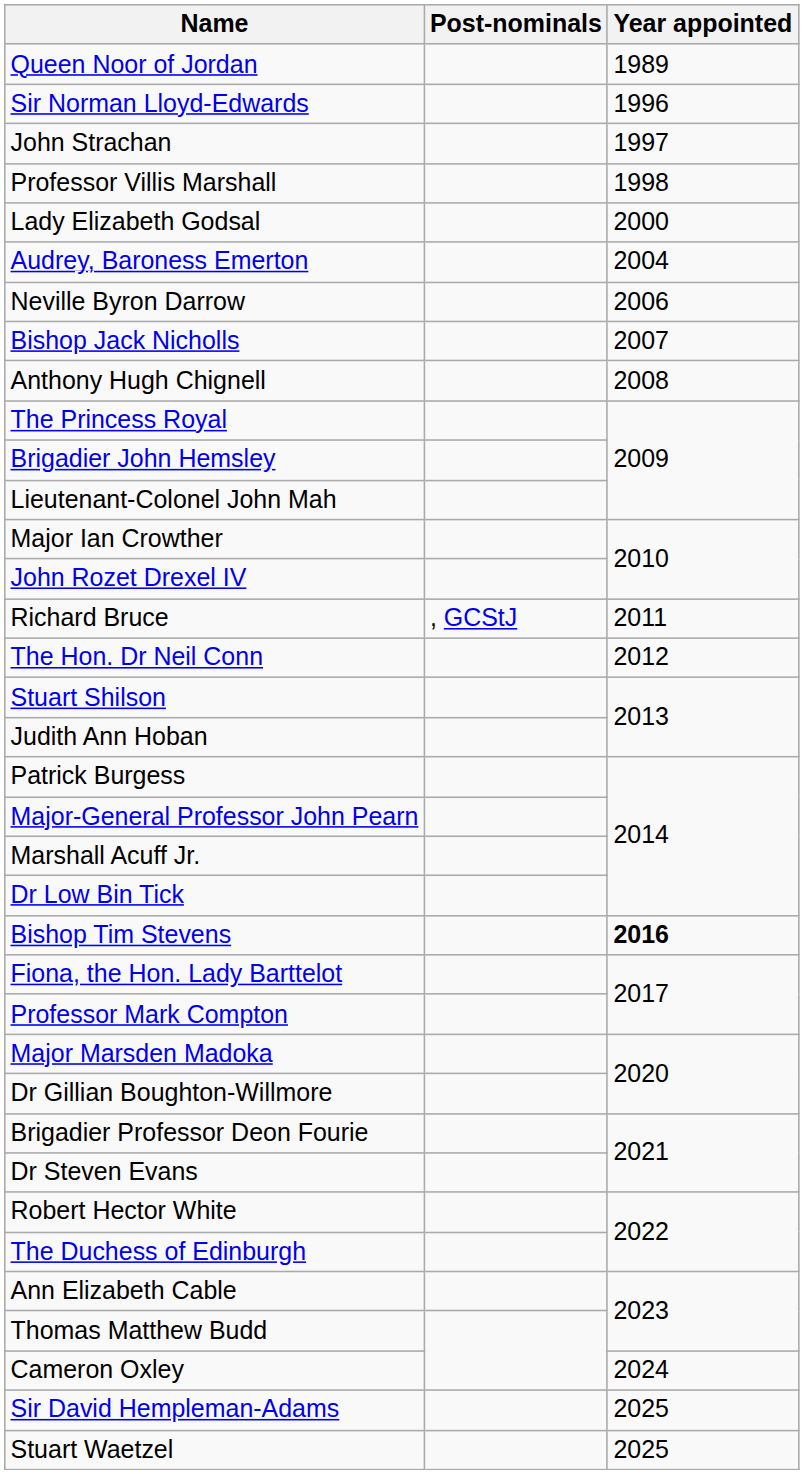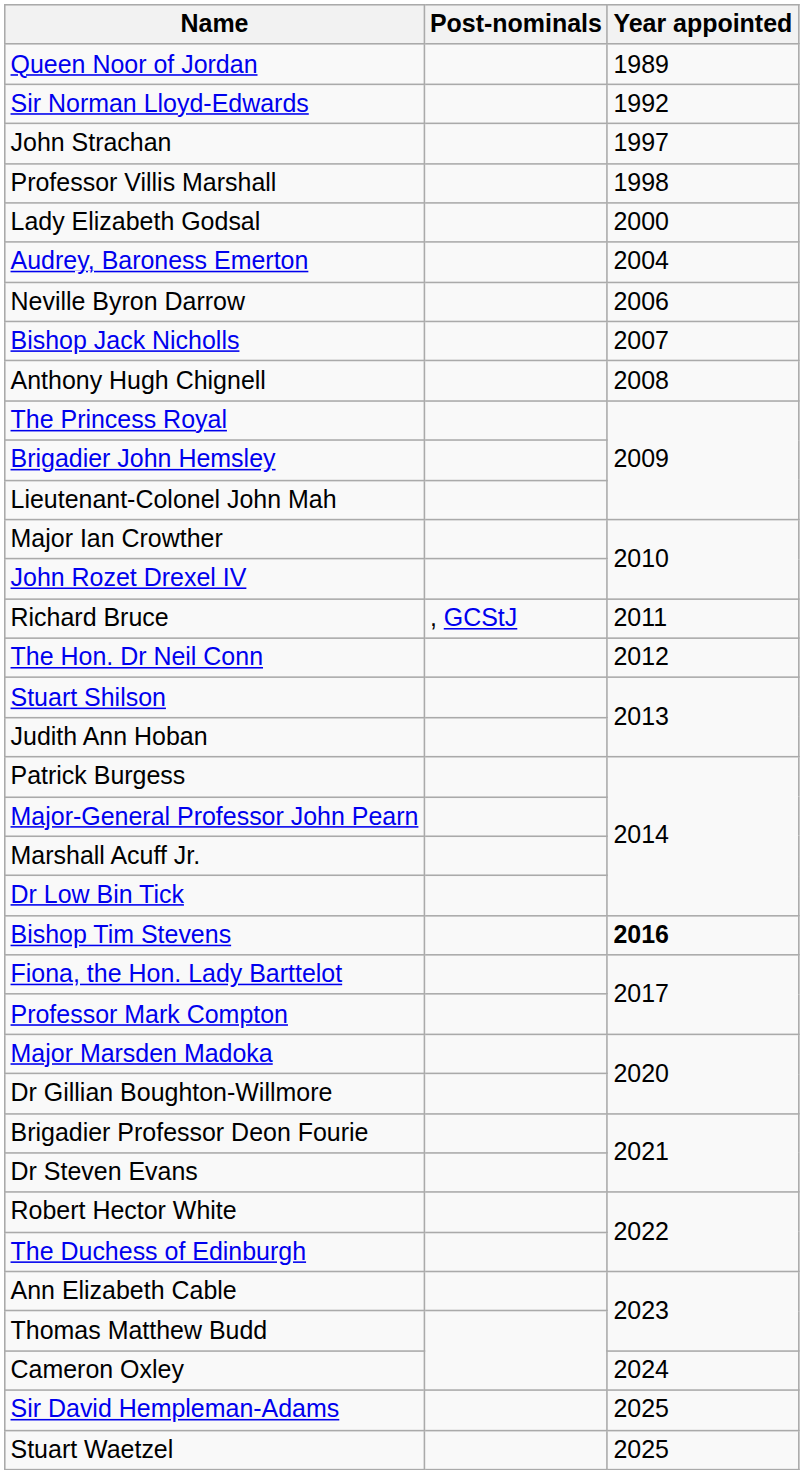(641, 103) 1996 -> (641, 103) 1992
